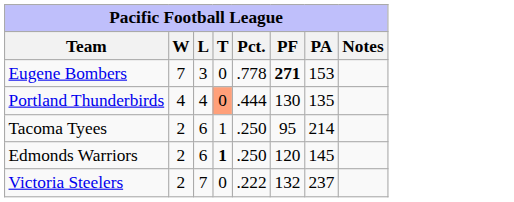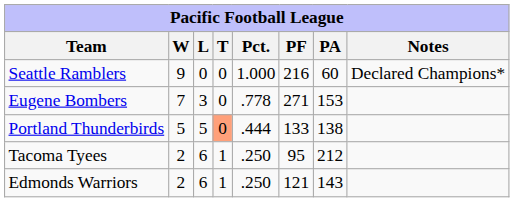+ row: (67, 73)
(288, 73) bold -> (296, 100) normal
(181, 100) 4 -> (181, 127) 5
(203, 100) 4 -> (203, 127) 5
(288, 100) 130 -> (296, 127) 133
(321, 100) 135 -> (330, 127) 138
(321, 127) 214 -> (330, 155) 212
(223, 155) bold -> (223, 182) normal
(288, 155) 120 -> (296, 182) 121
(321, 155) 145 -> (330, 182) 143
- row: (66, 182)
